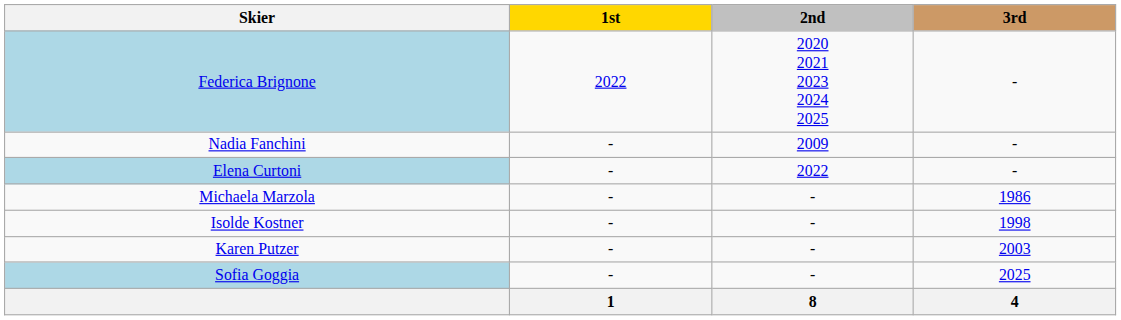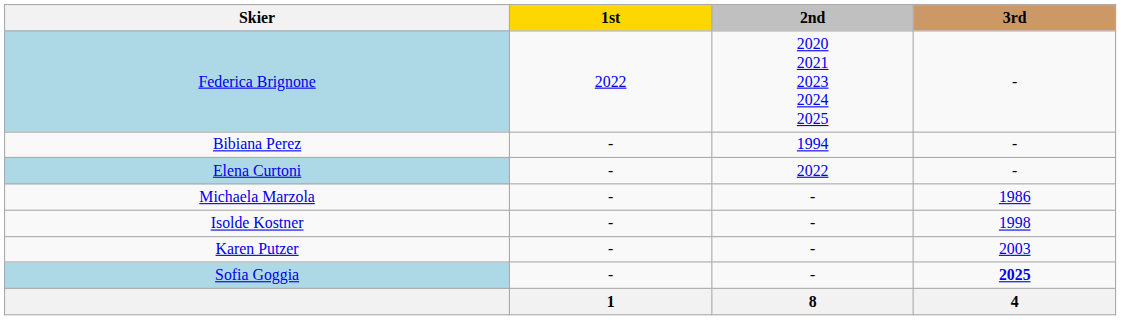+ row: (257, 145)
- row: (257, 145)
(1015, 275) normal -> (1015, 275) bold
